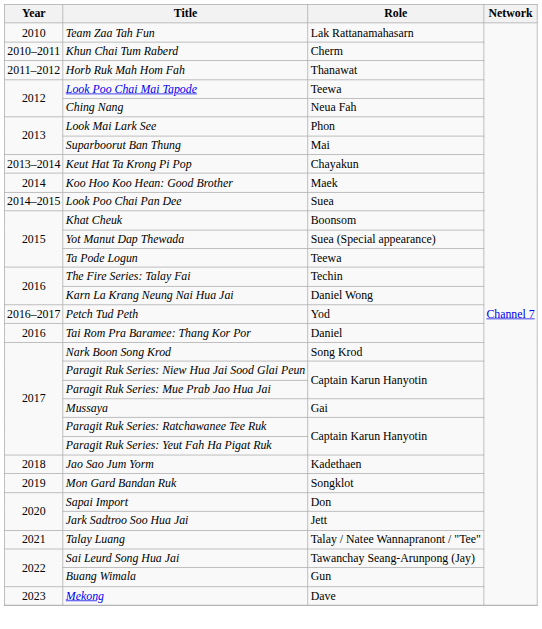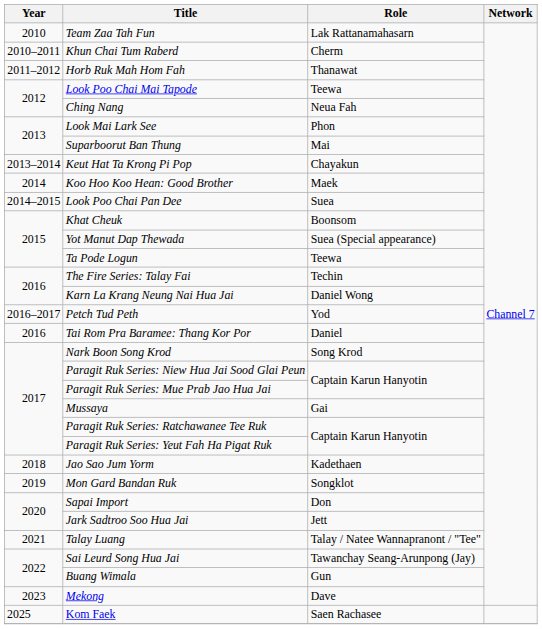+ row: (91, 614)
